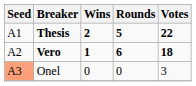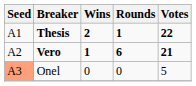(119, 33) 5 -> (119, 33) 1
(167, 52) 18 -> (167, 52) 21
(164, 71) 3 -> (164, 71) 5
